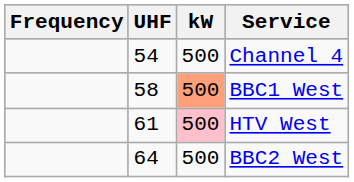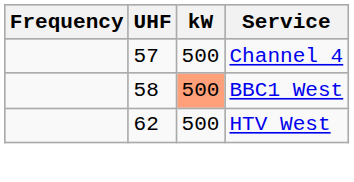(146, 56) 54 -> (146, 56) 57
(146, 125) 61 -> (146, 125) 62
(201, 125) pink background -> (201, 125) no background
- row: (286, 159)
